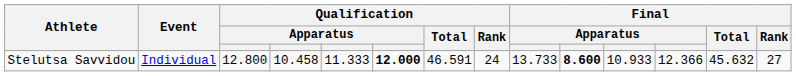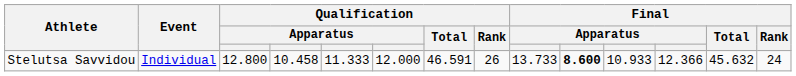(398, 60) bold -> (398, 60) normal
(492, 60) 24 -> (492, 60) 26
(774, 60) 27 -> (774, 60) 24
